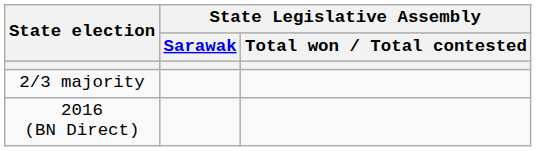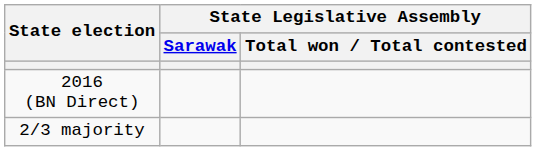rows swapped: (82, 84) <-> (82, 122)
